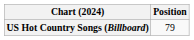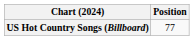(170, 27) 79 -> (170, 27) 77
